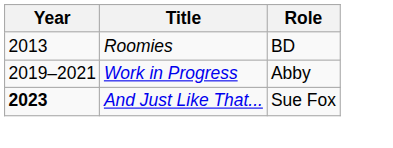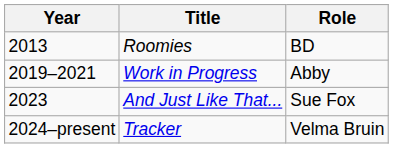(28, 101) bold -> (28, 101) normal
+ row: (152, 128)
